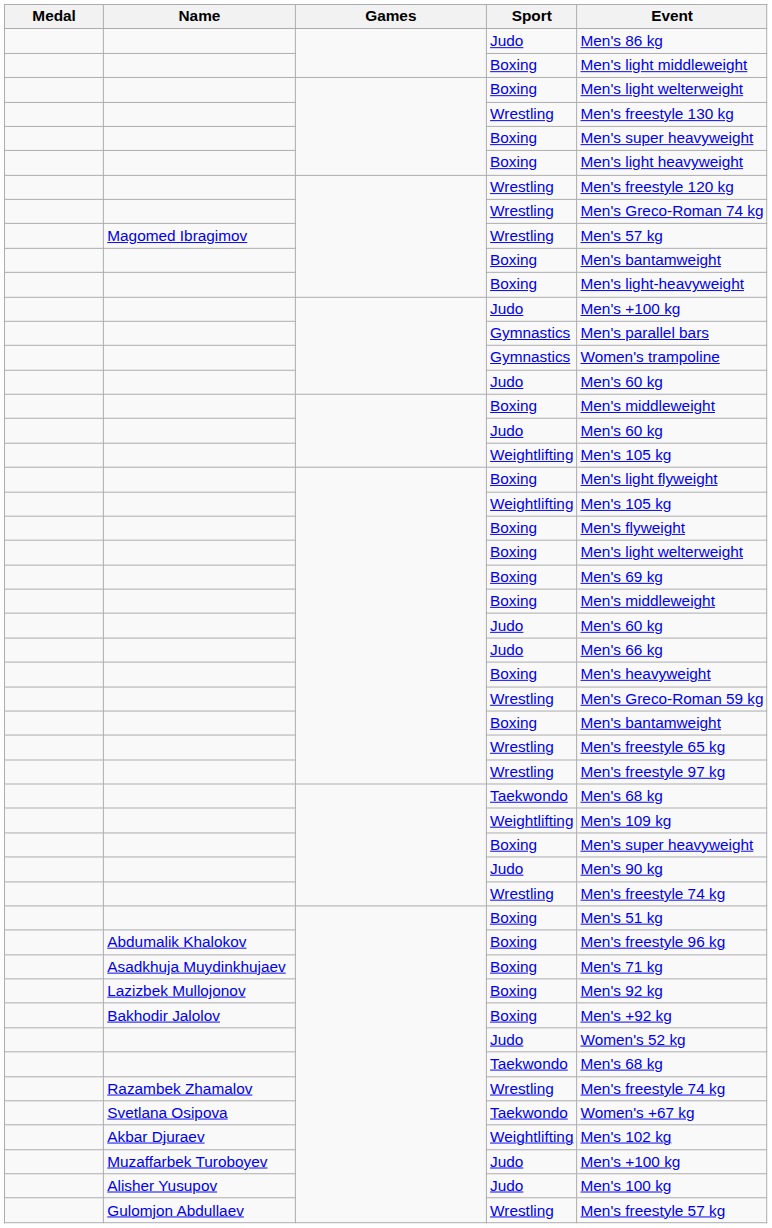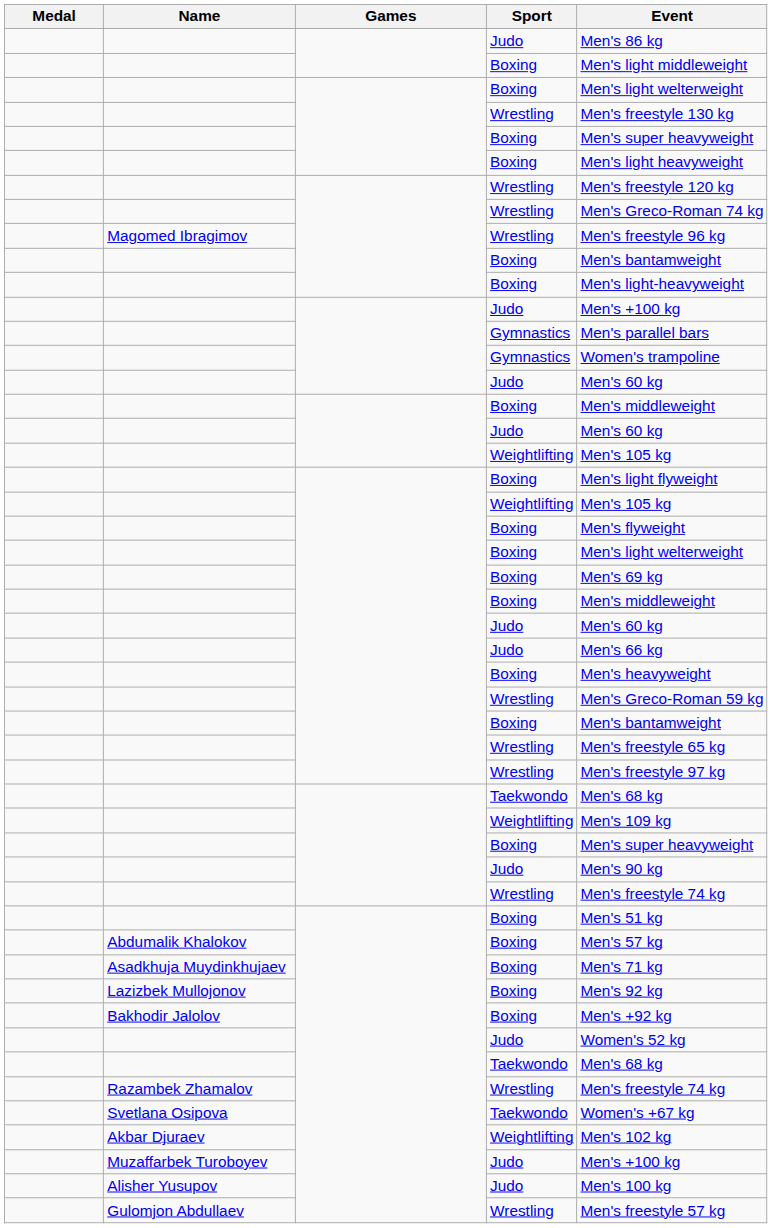(622, 235) Men's 57 kg -> (653, 235) Men's freestyle 96 kg
(653, 942) Men's freestyle 96 kg -> (622, 942) Men's 57 kg
